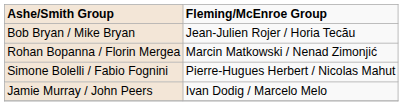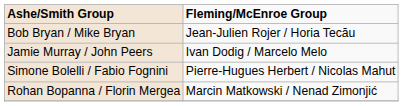rows swapped: (80, 91) <-> (94, 52)
